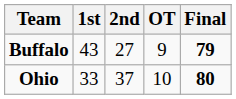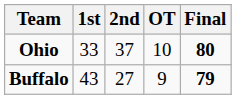rows swapped: (39, 79) <-> (39, 49)
